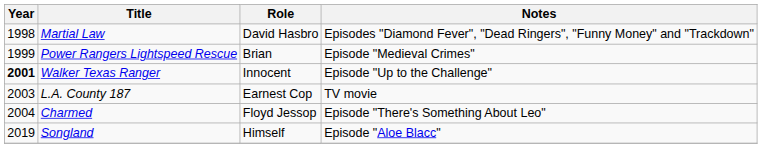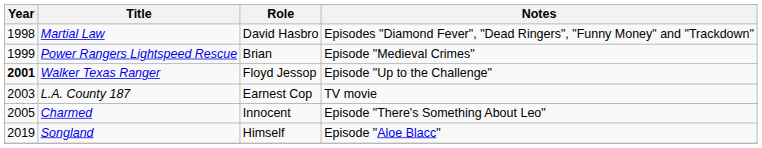(267, 73) Innocent -> (280, 73) Floyd Jessop
(21, 113) 2004 -> (21, 113) 2005
(280, 113) Floyd Jessop -> (267, 113) Innocent
